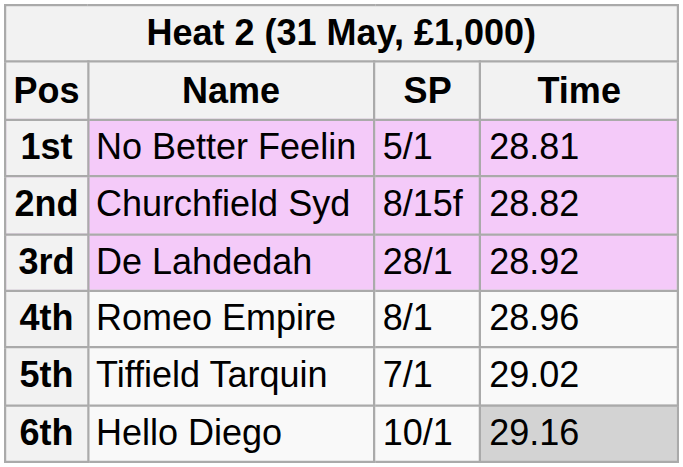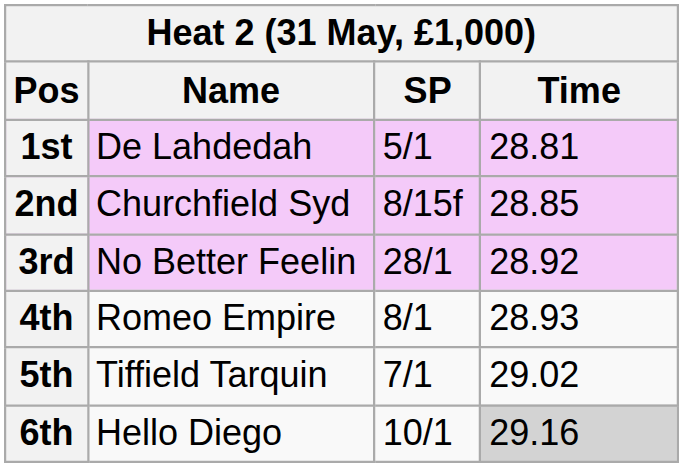(226, 147) No Better Feelin -> (204, 147) De Lahdedah
(534, 204) 28.82 -> (534, 204) 28.85
(204, 261) De Lahdedah -> (226, 261) No Better Feelin
(534, 318) 28.96 -> (534, 318) 28.93
